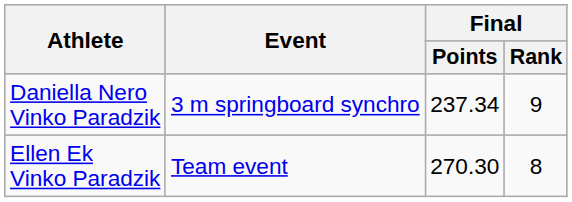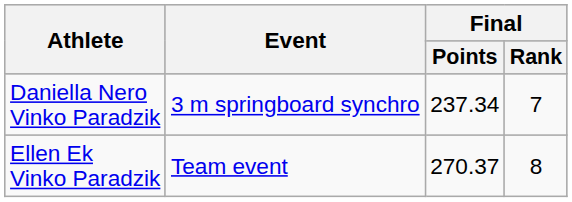(536, 105) 9 -> (536, 105) 7
(465, 166) 270.30 -> (465, 166) 270.37
